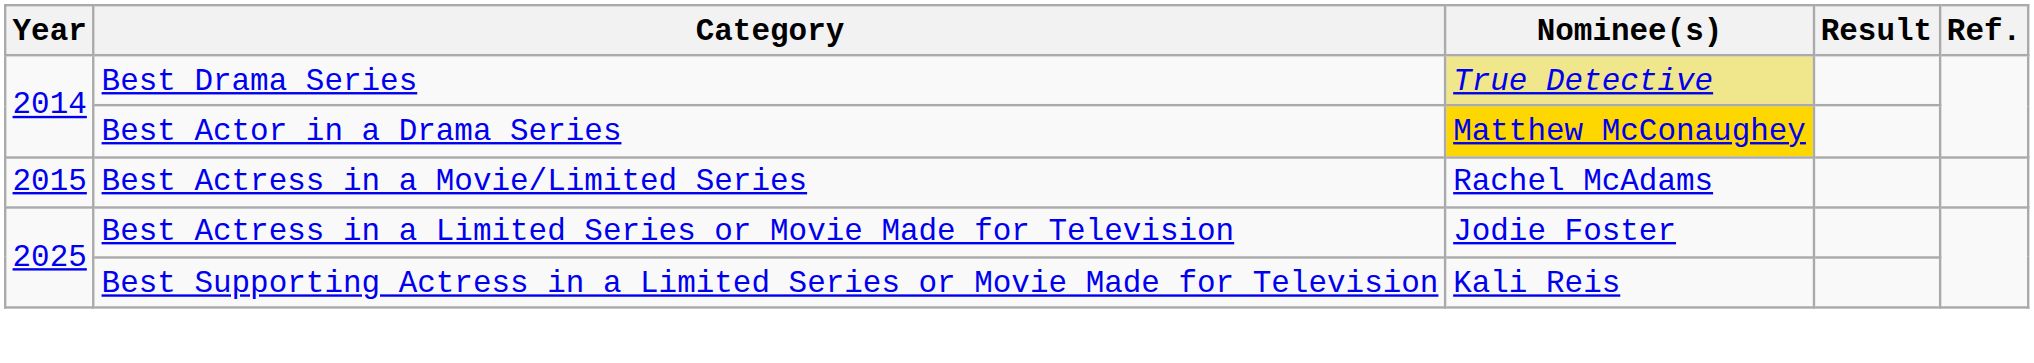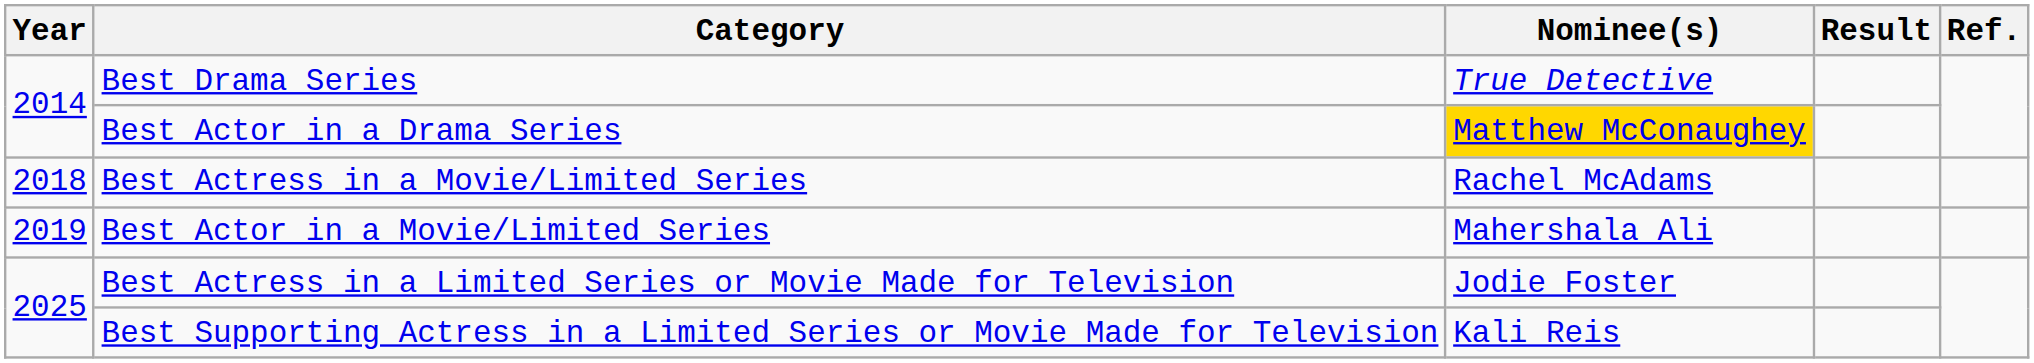(1583, 81) khaki background -> (1583, 81) no background
(50, 182) 2015 -> (50, 182) 2018
+ row: (436, 232)
